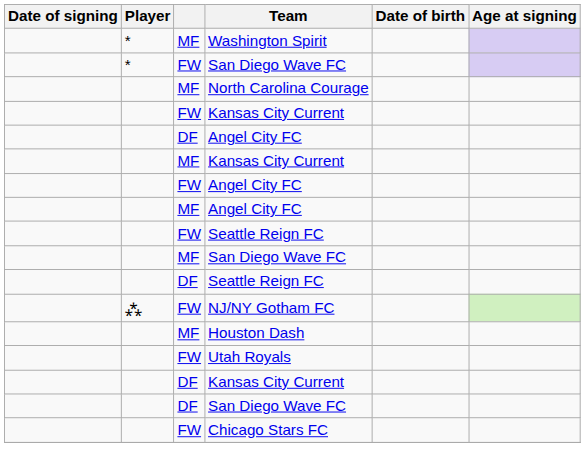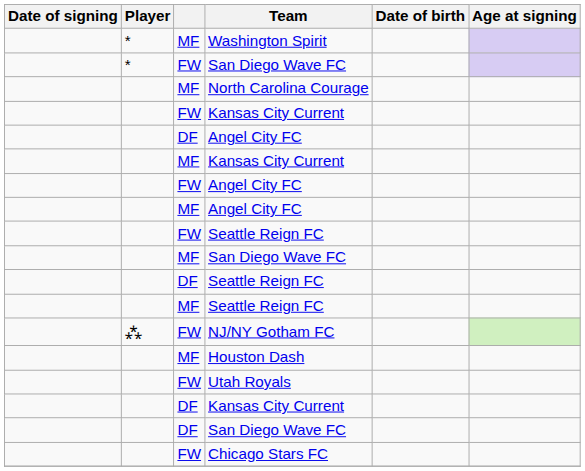+ row: (188, 305)
